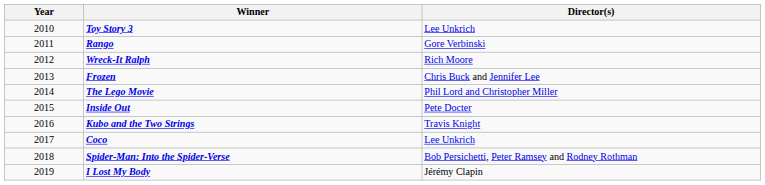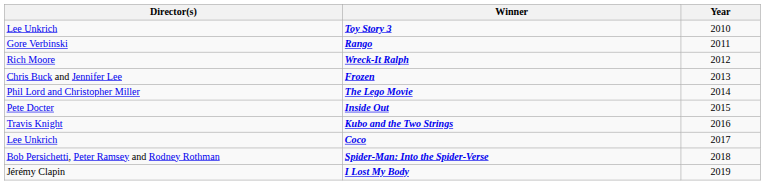columns swapped: (44, 12) <-> (591, 12)
